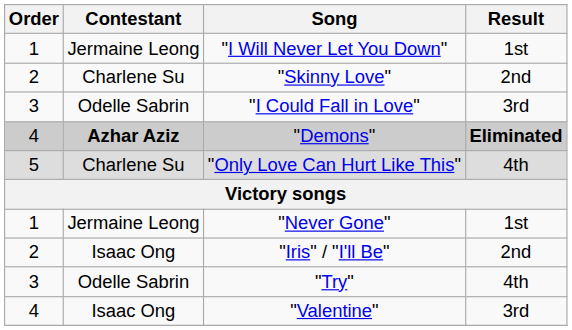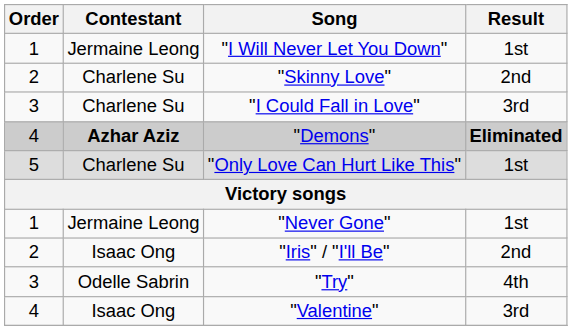(133, 106) Odelle Sabrin -> (133, 106) Charlene Su
(516, 164) 4th -> (516, 164) 1st
